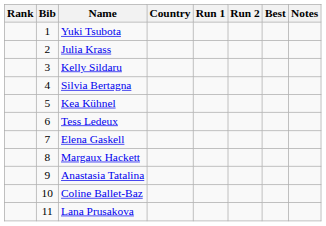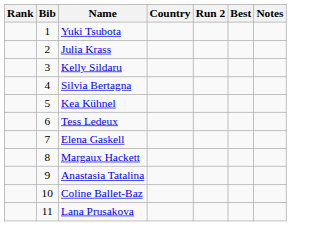- column: (210, 13)
